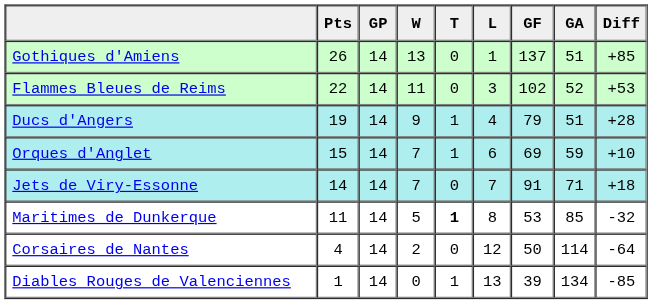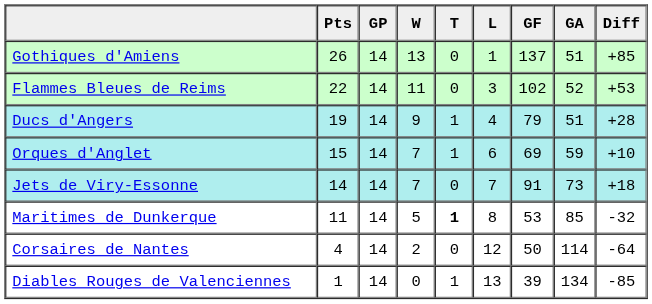(575, 185) 71 -> (575, 185) 73
